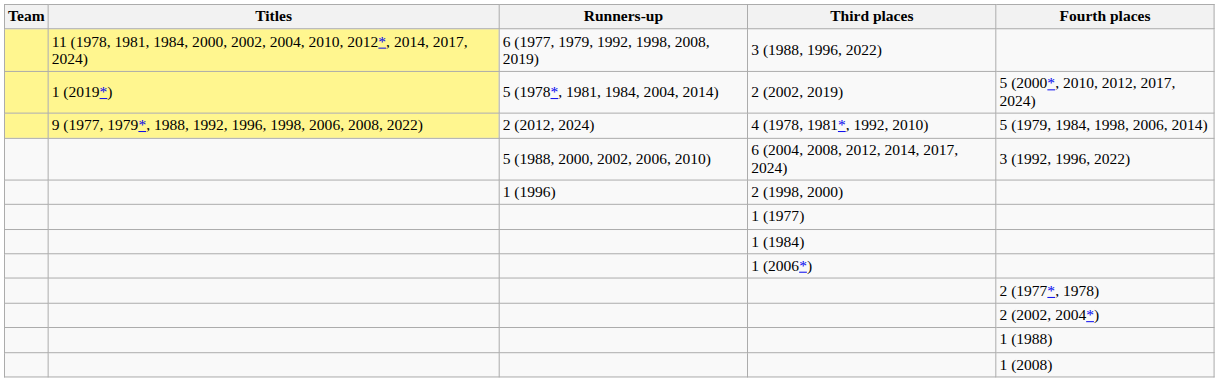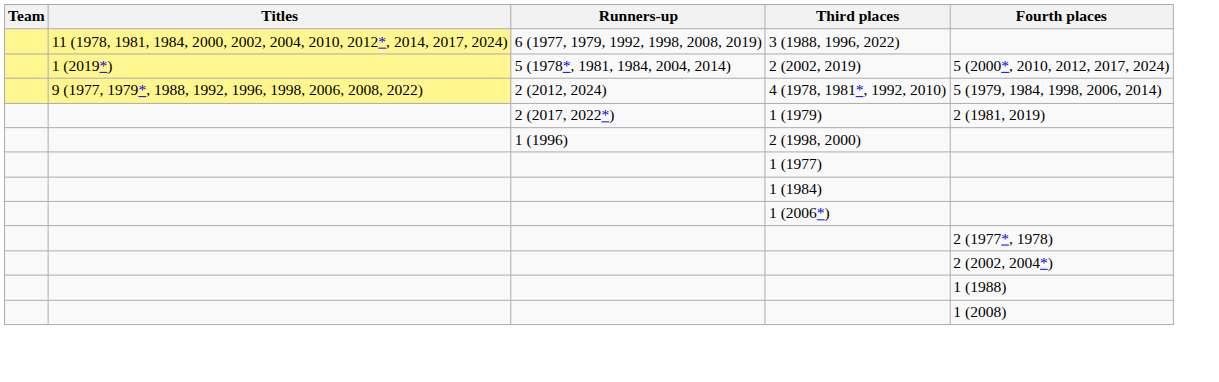- row: (607, 158)
+ row: (565, 115)
